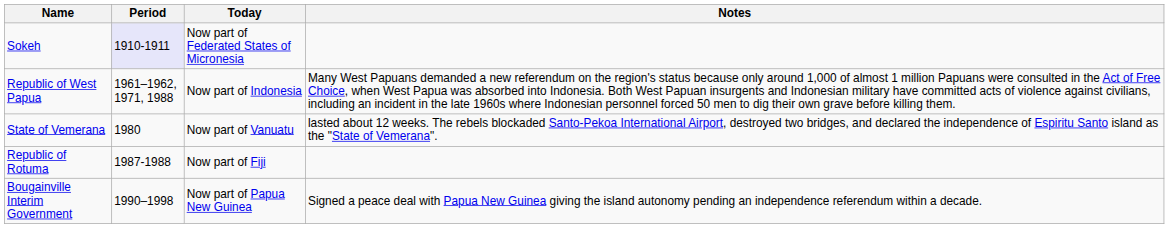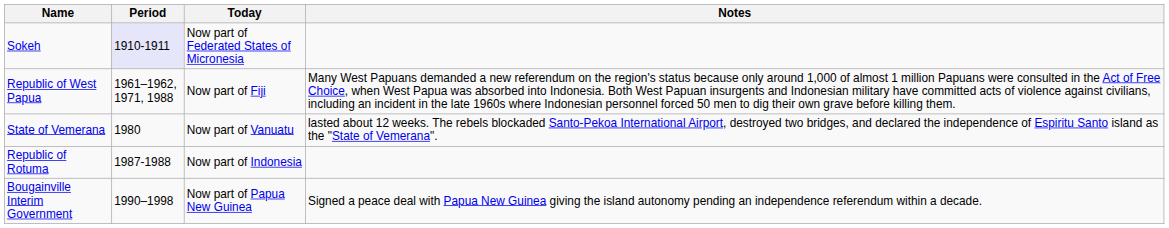(244, 91) Now part of Indonesia -> (226, 91) Now part of Fiji
(226, 162) Now part of Fiji -> (244, 162) Now part of Indonesia
